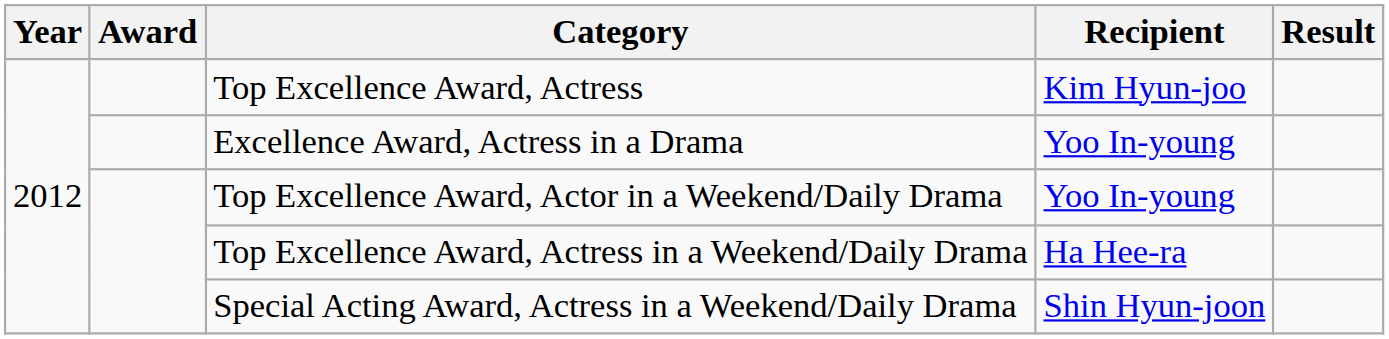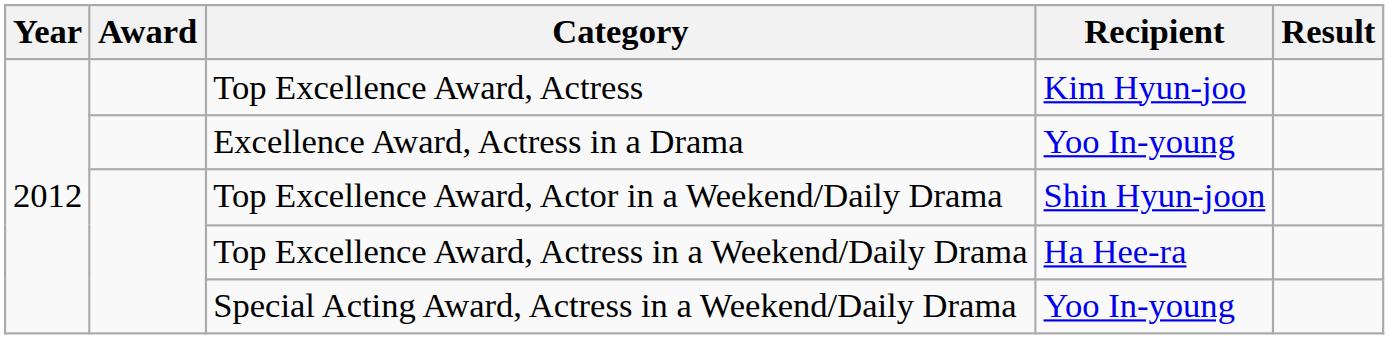(1139, 196) Yoo In-young -> (1154, 196) Shin Hyun-joon
(1154, 305) Shin Hyun-joon -> (1139, 305) Yoo In-young
